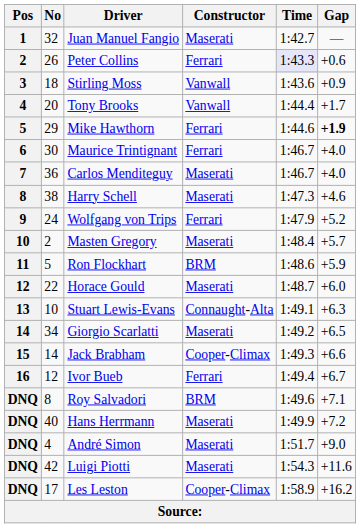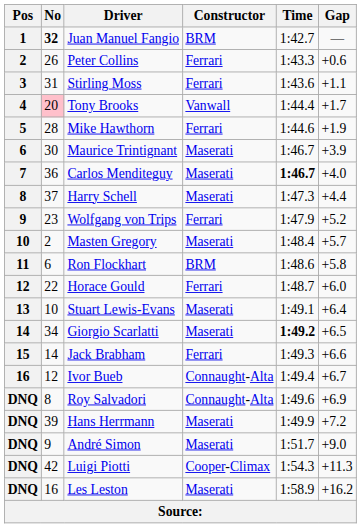(51, 38) normal -> (51, 38) bold
(209, 38) Maserati -> (201, 38) BRM
(297, 61) lavender background -> (297, 61) no background
(51, 83) 18 -> (51, 83) 31
(208, 83) Vanwall -> (204, 83) Ferrari
(333, 83) +0.9 -> (334, 83) +1.1
(51, 106) no background -> (51, 106) pink background
(51, 128) 29 -> (51, 128) 28
(333, 128) bold -> (334, 128) normal
(204, 151) Ferrari -> (209, 151) Maserati
(333, 151) +4.0 -> (334, 151) +3.9
(297, 173) normal -> (297, 173) bold
(51, 196) 38 -> (51, 196) 37
(333, 196) +4.6 -> (334, 196) +4.4
(51, 218) 24 -> (51, 218) 23
(48, 264) 5 -> (48, 264) 6
(333, 264) +5.9 -> (334, 264) +5.8
(209, 286) Maserati -> (204, 286) Ferrari
(229, 309) Connaught-Alta -> (209, 309) Maserati
(333, 309) +6.3 -> (334, 309) +6.4
(297, 331) normal -> (297, 331) bold
(228, 354) Cooper-Climax -> (204, 354) Ferrari
(204, 376) Ferrari -> (229, 376) Connaught-Alta
(201, 399) BRM -> (229, 399) Connaught-Alta
(333, 399) +7.1 -> (334, 399) +6.9
(51, 421) 40 -> (51, 421) 39
(48, 444) 4 -> (48, 444) 9
(209, 467) Maserati -> (228, 467) Cooper-Climax
(336, 467) +11.6 -> (337, 467) +11.3
(51, 489) 17 -> (51, 489) 16
(228, 489) Cooper-Climax -> (209, 489) Maserati
